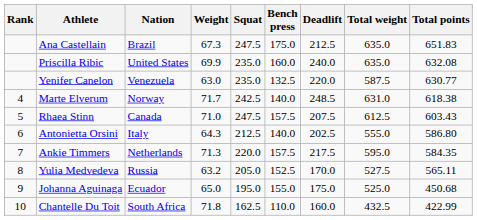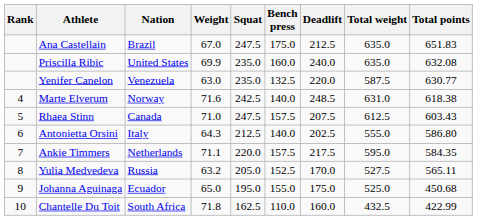(211, 44) 67.3 -> (211, 44) 67.0
(211, 98) 71.7 -> (211, 98) 71.6
(211, 152) 71.3 -> (211, 152) 71.1
